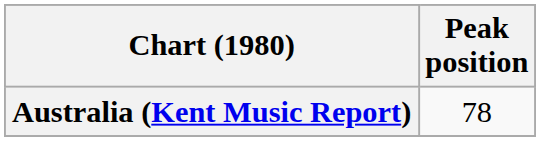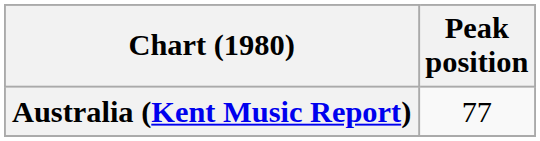(477, 111) 78 -> (477, 111) 77
